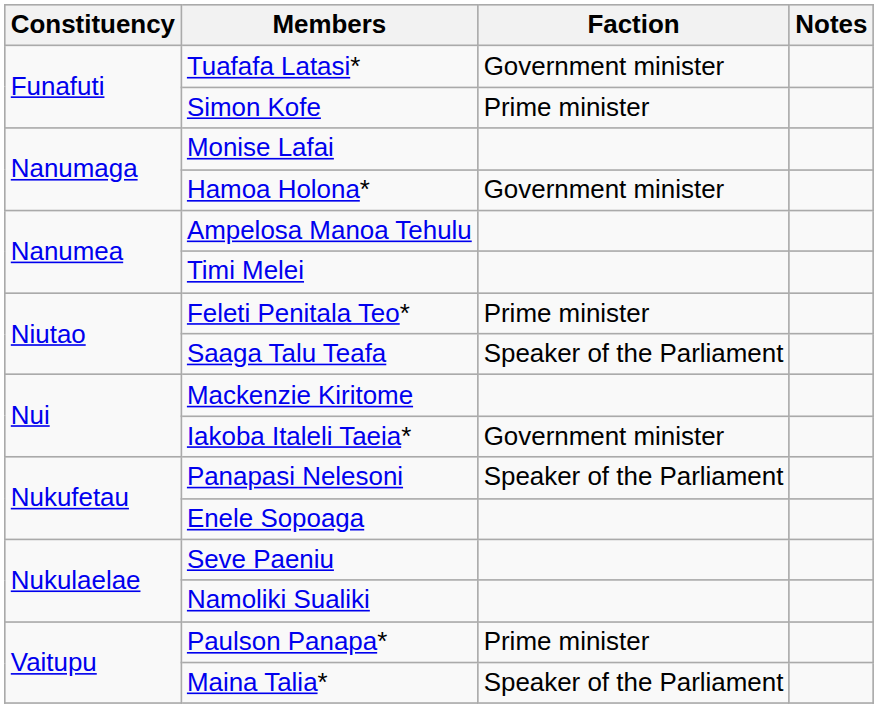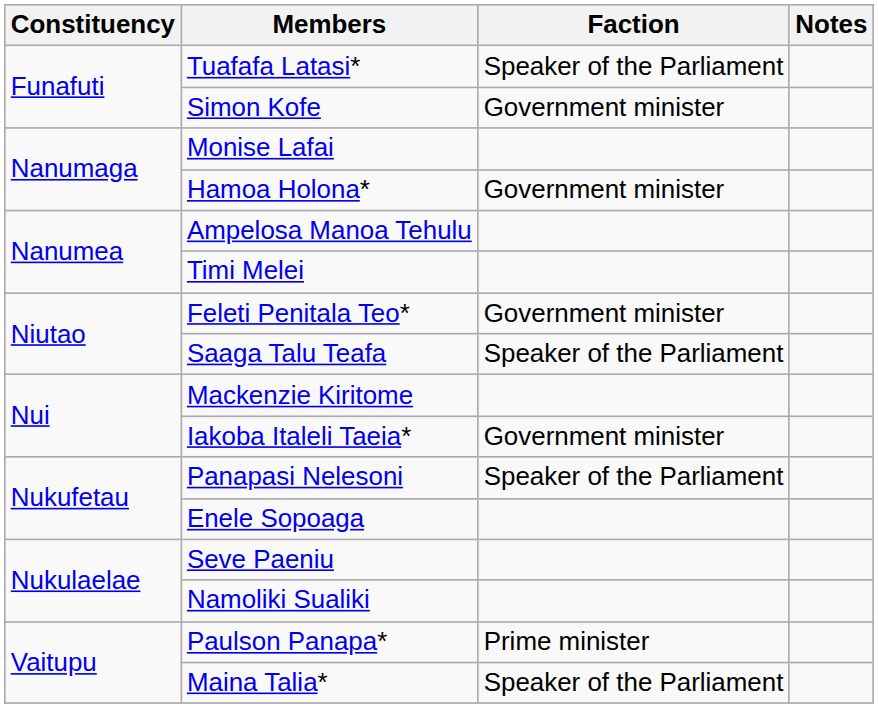(604, 66) Government minister -> (634, 66) Speaker of the Parliament
(567, 107) Prime minister -> (604, 107) Government minister
(567, 312) Prime minister -> (604, 312) Government minister
